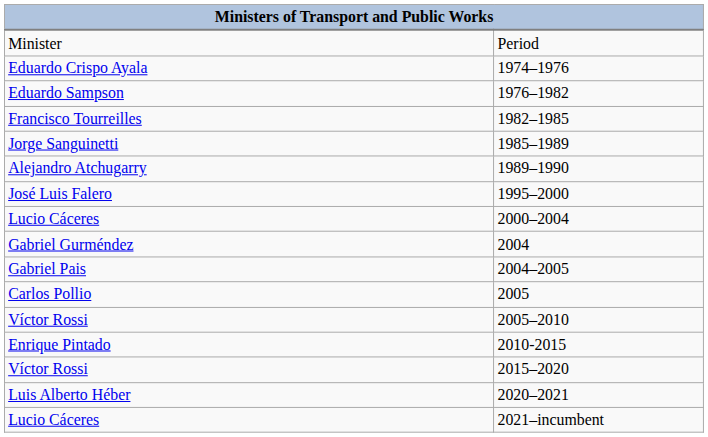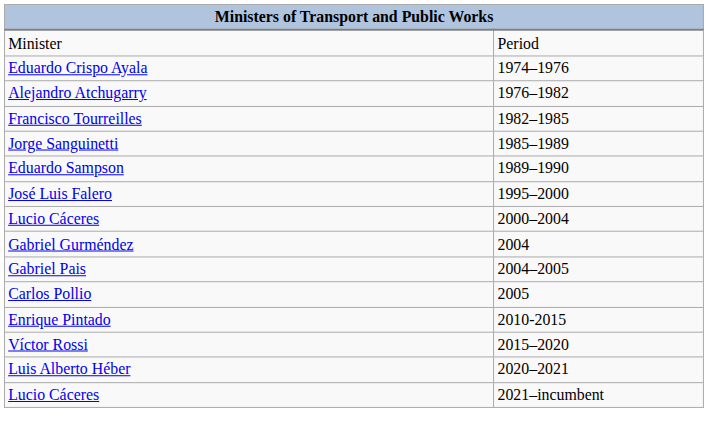(66, 93) Eduardo Sampson -> (77, 93) Alejandro Atchugarry
(77, 168) Alejandro Atchugarry -> (66, 168) Eduardo Sampson
- row: (533, 319)
